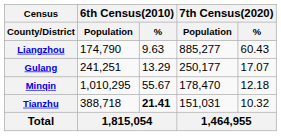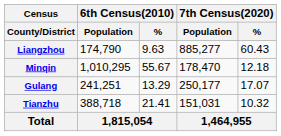rows swapped: (41, 86) <-> (41, 68)
(156, 103) bold -> (156, 103) normal
